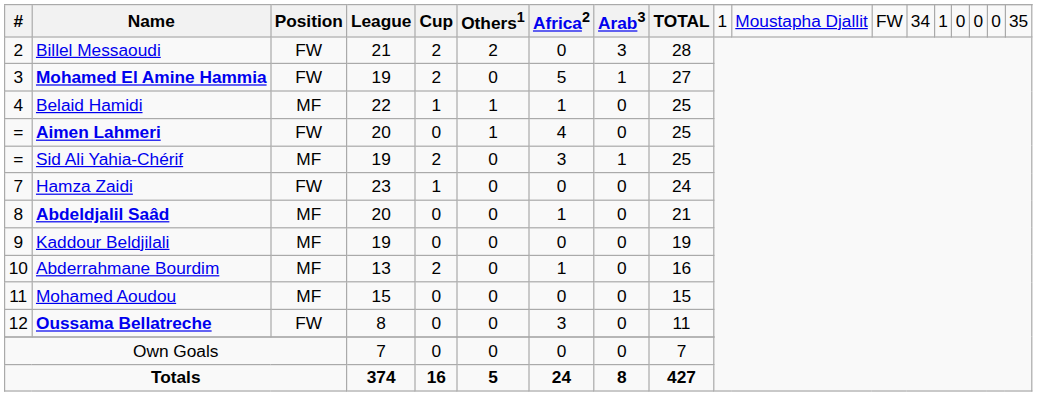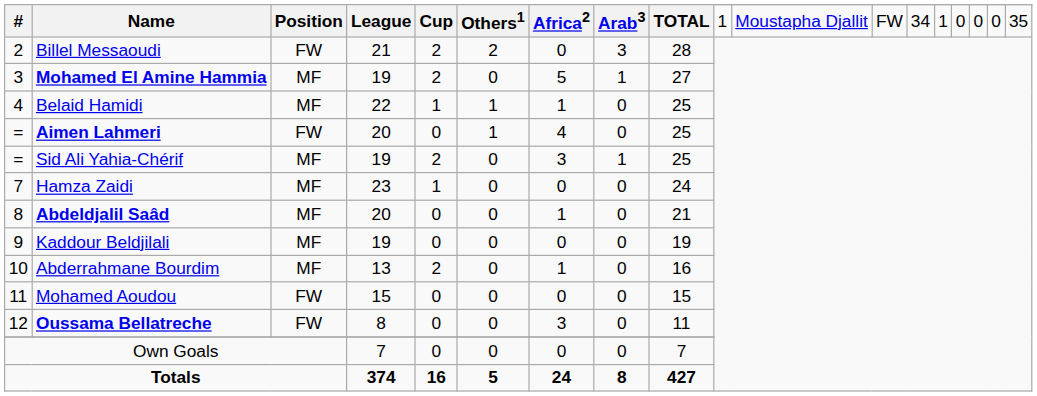(309, 78) FW -> (309, 78) MF
(309, 187) FW -> (309, 187) MF
(309, 296) MF -> (309, 296) FW
